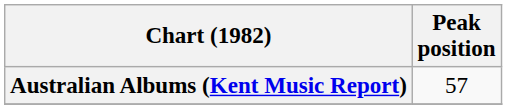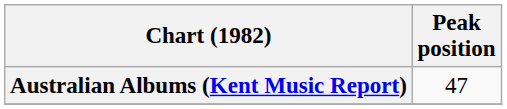(457, 85) 57 -> (457, 85) 47
